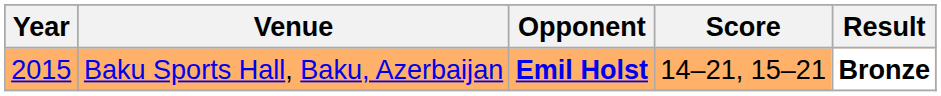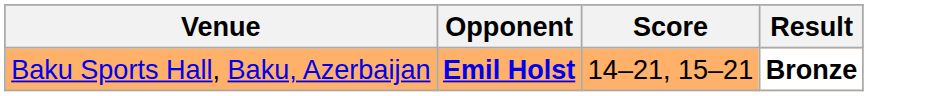- column: (41, 26)
